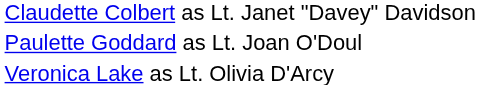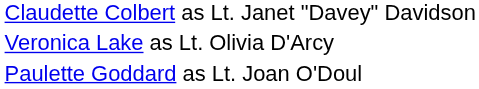rows swapped: (183, 43) <-> (169, 73)
